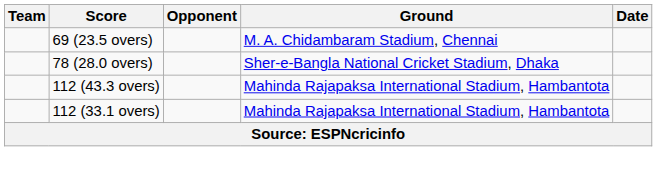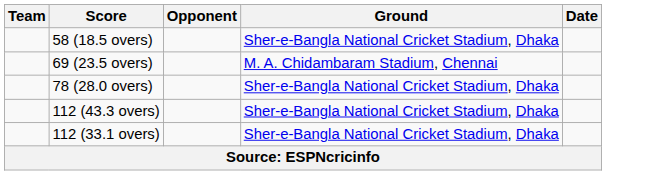+ row: (103, 39)
(427, 87) Mahinda Rajapaksa International Stadium, Hambantota -> (401, 110) Sher-e-Bangla National Cricket Stadium, Dhaka
(427, 110) Mahinda Rajapaksa International Stadium, Hambantota -> (401, 134) Sher-e-Bangla National Cricket Stadium, Dhaka
